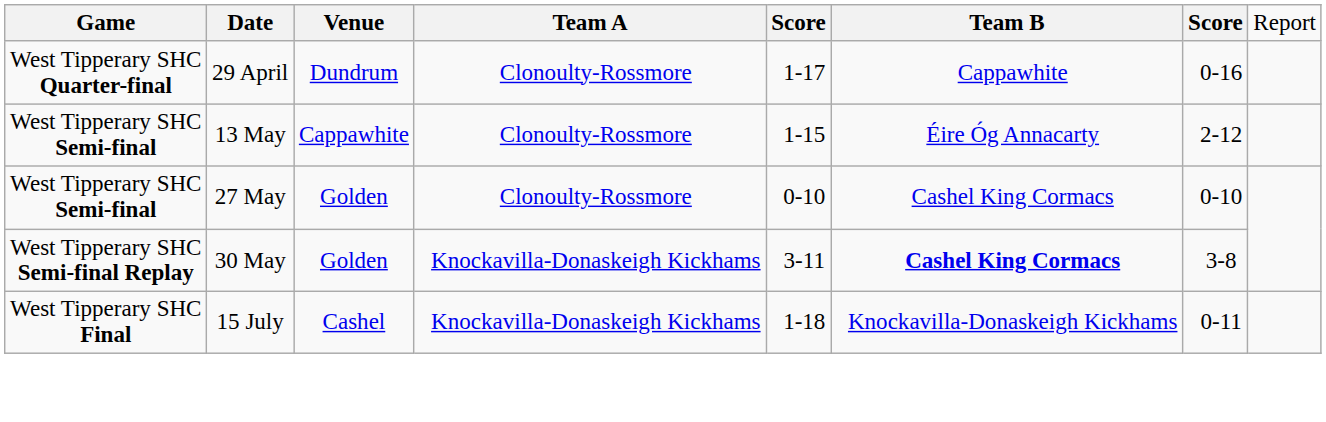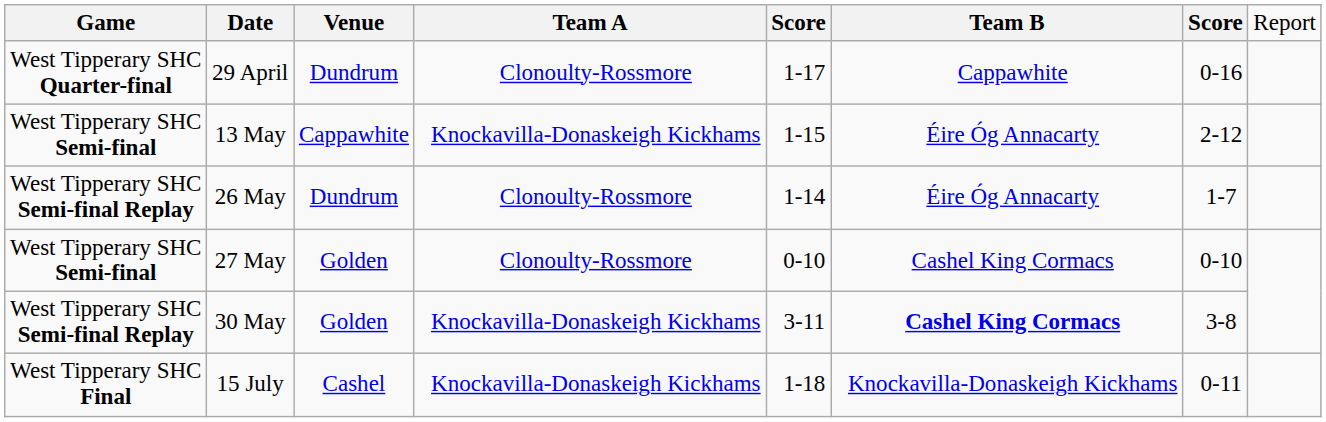(590, 134) Clonoulty-Rossmore -> (590, 134) Knockavilla-Donaskeigh Kickhams
+ row: (250, 197)
